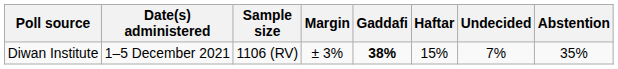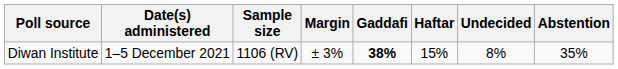(496, 53) 7% -> (496, 53) 8%
